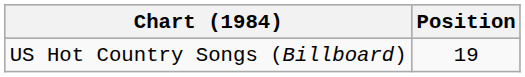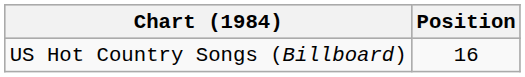(466, 55) 19 -> (466, 55) 16
